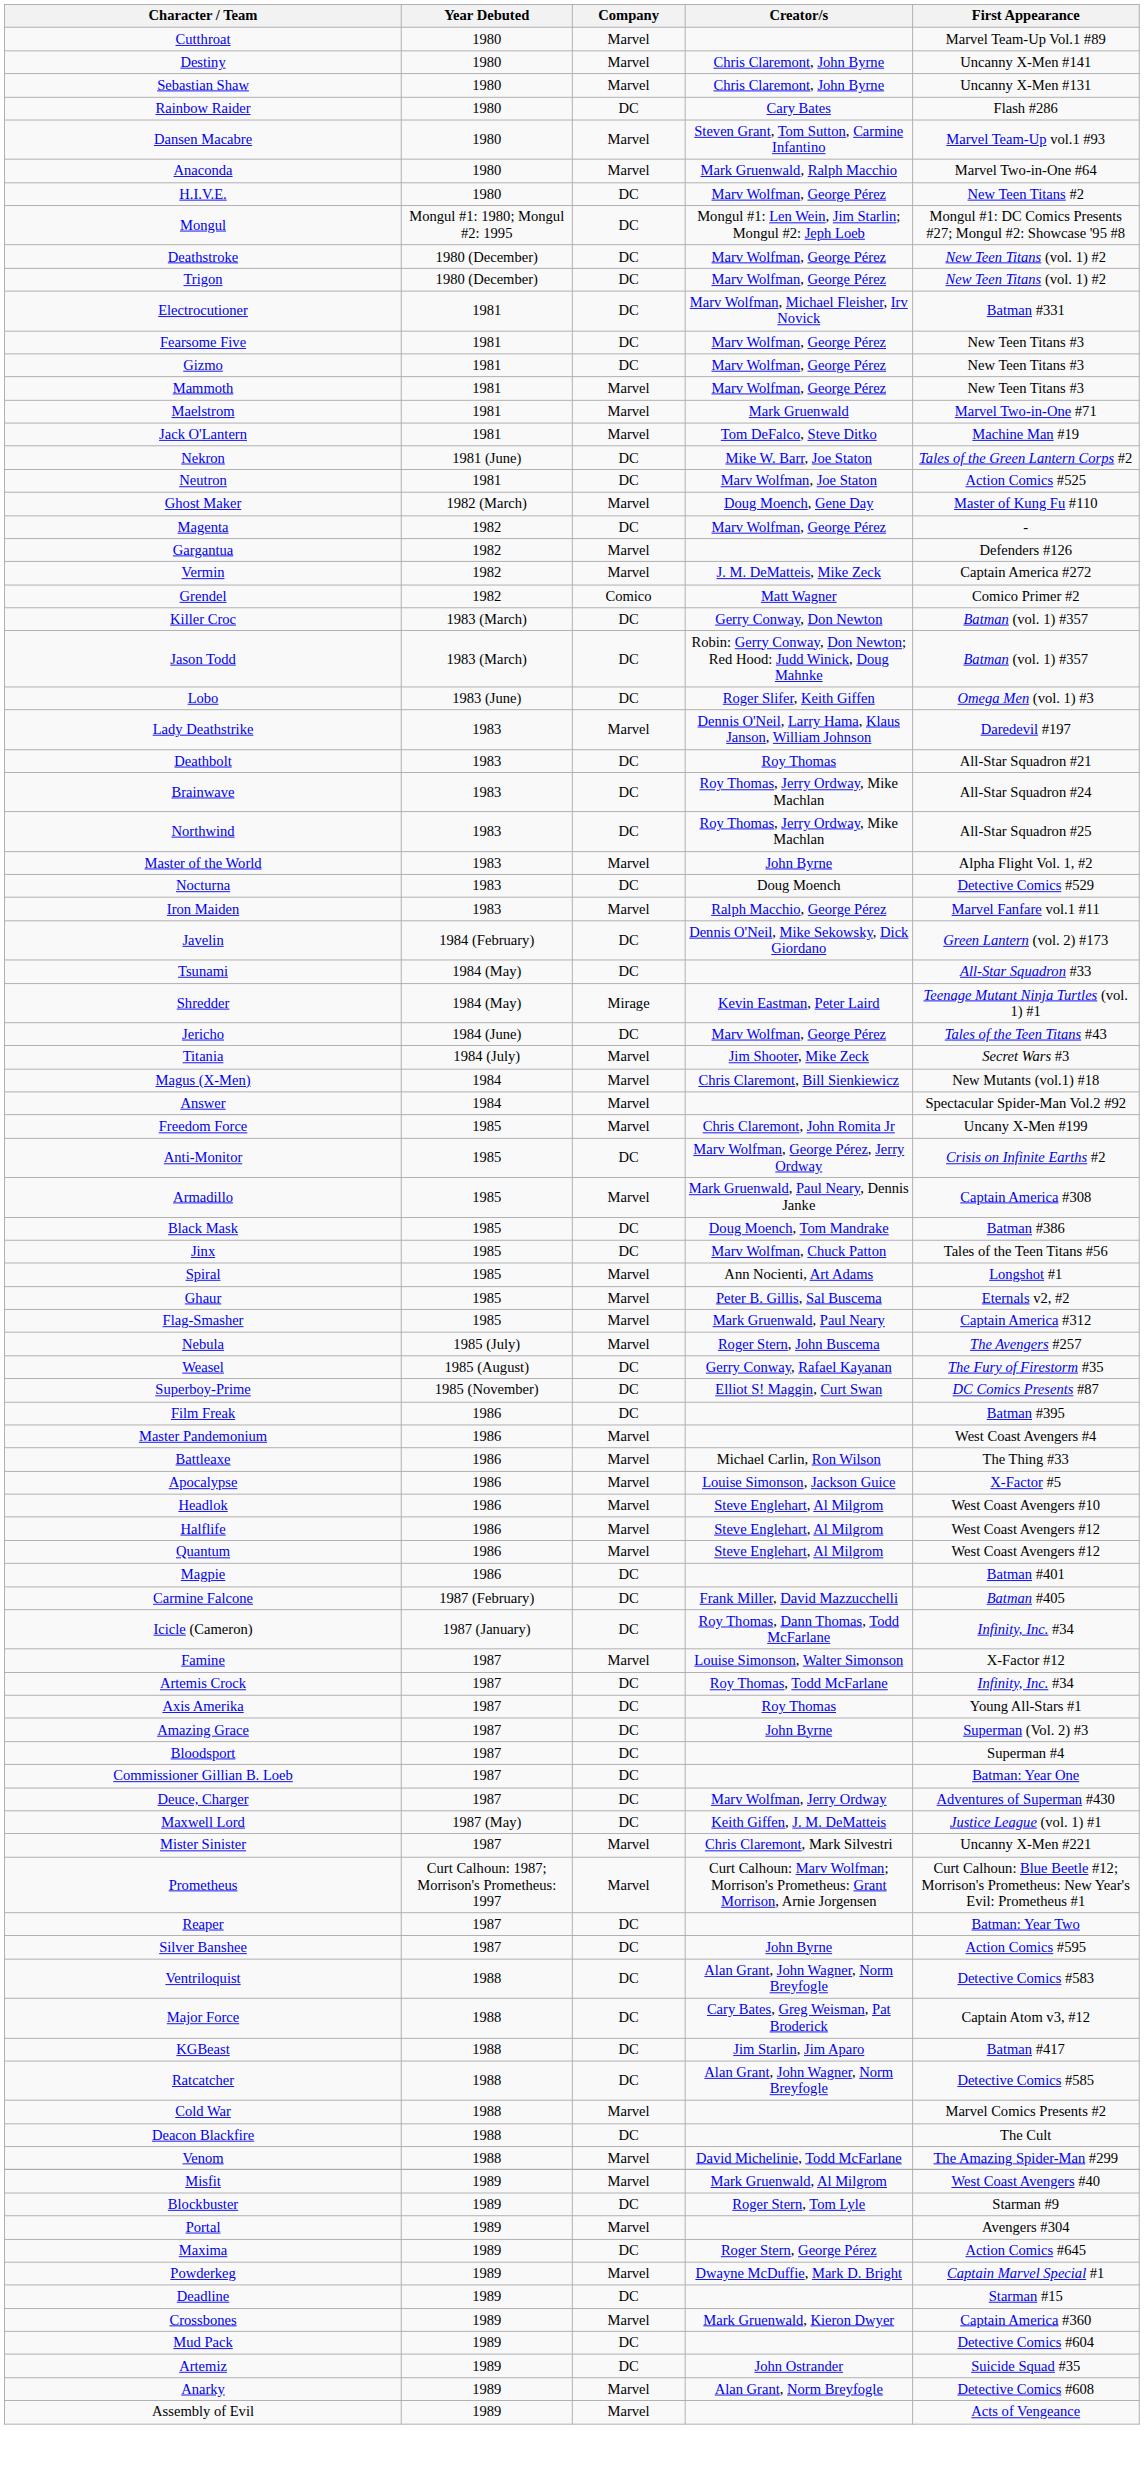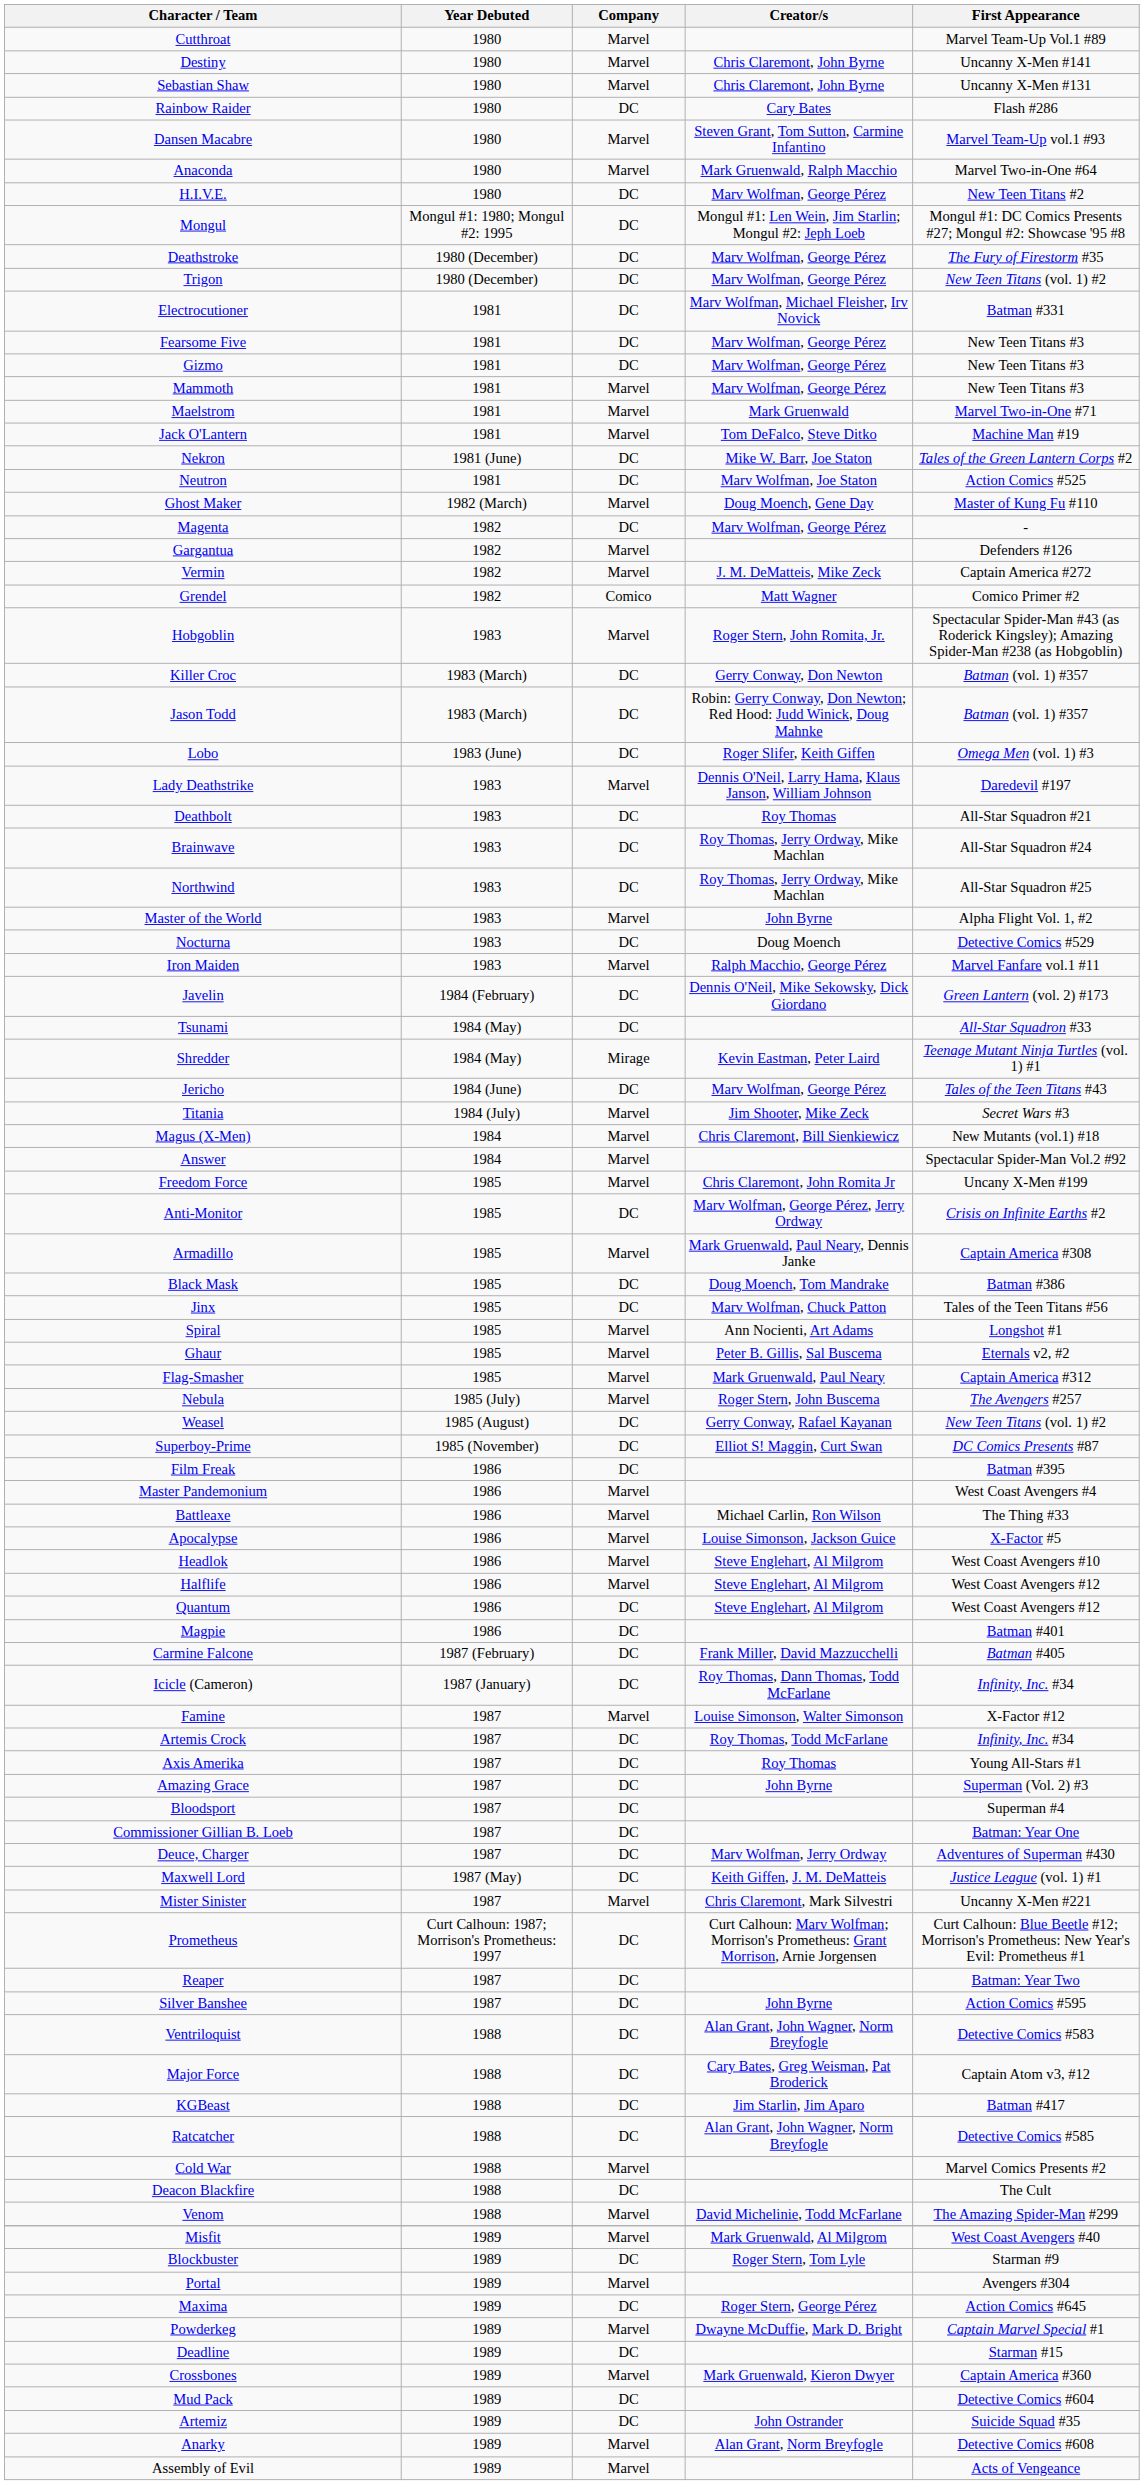(1026, 256) New Teen Titans (vol. 1) #2 -> (1026, 256) The Fury of Firestorm #35
+ row: (203, 635)
(1026, 1367) The Fury of Firestorm #35 -> (1026, 1423) New Teen Titans (vol. 1) #2
(629, 1551) Marvel -> (629, 1607) DC
(629, 1884) Marvel -> (629, 1940) DC
